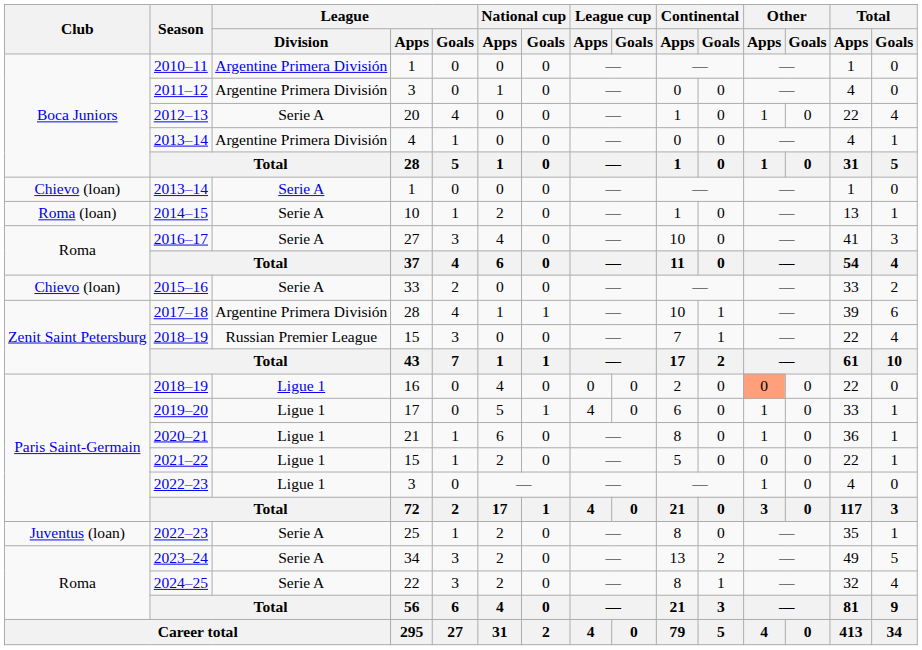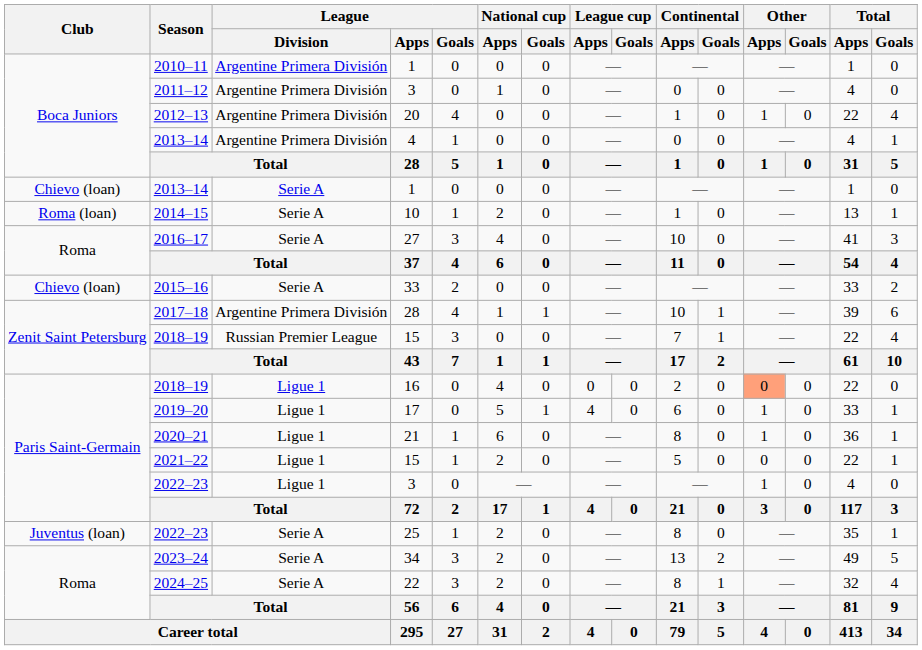(301, 115) Serie A -> (301, 115) Argentine Primera División
